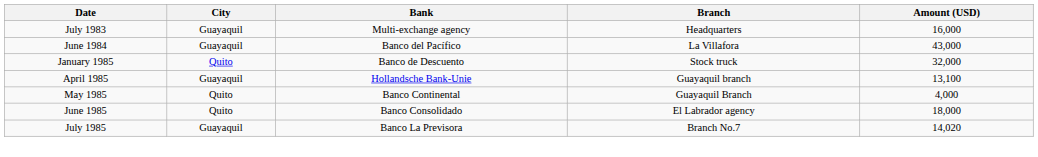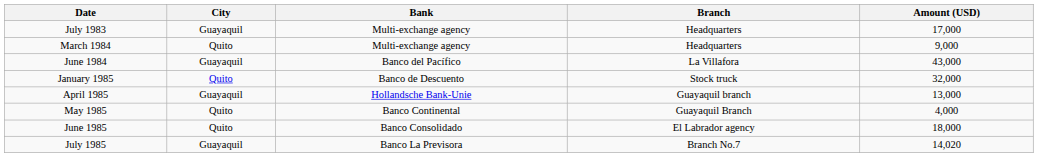(947, 29) 16,000 -> (947, 29) 17,000
+ row: (86, 45)
(947, 78) 13,100 -> (947, 95) 13,000
